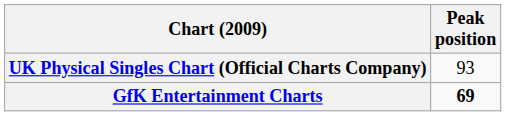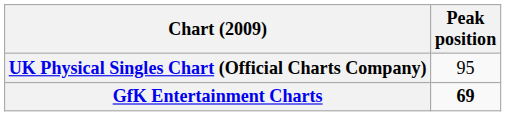(466, 67) 93 -> (466, 67) 95
